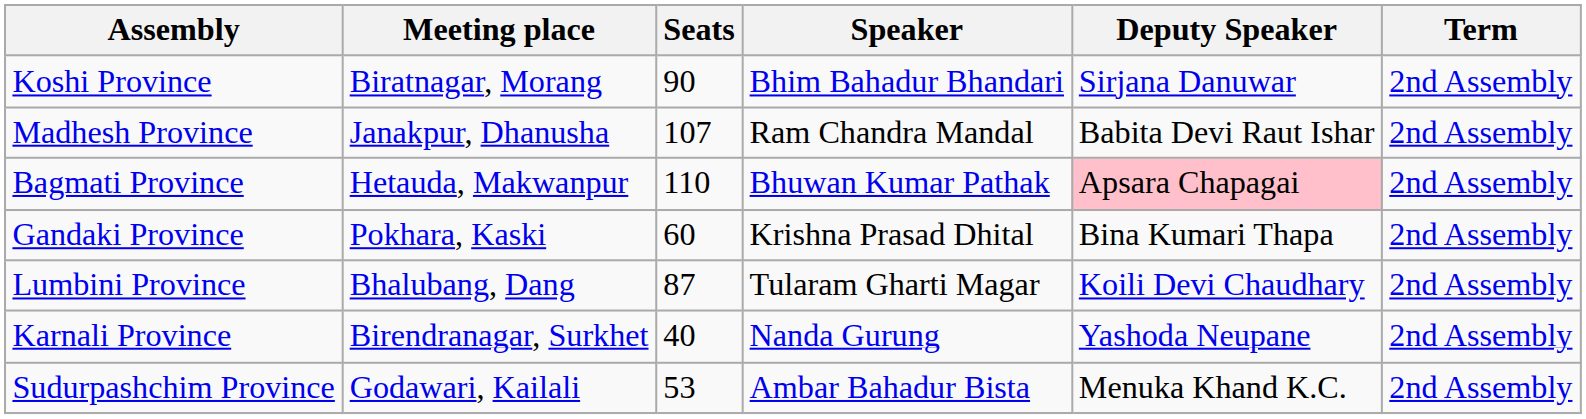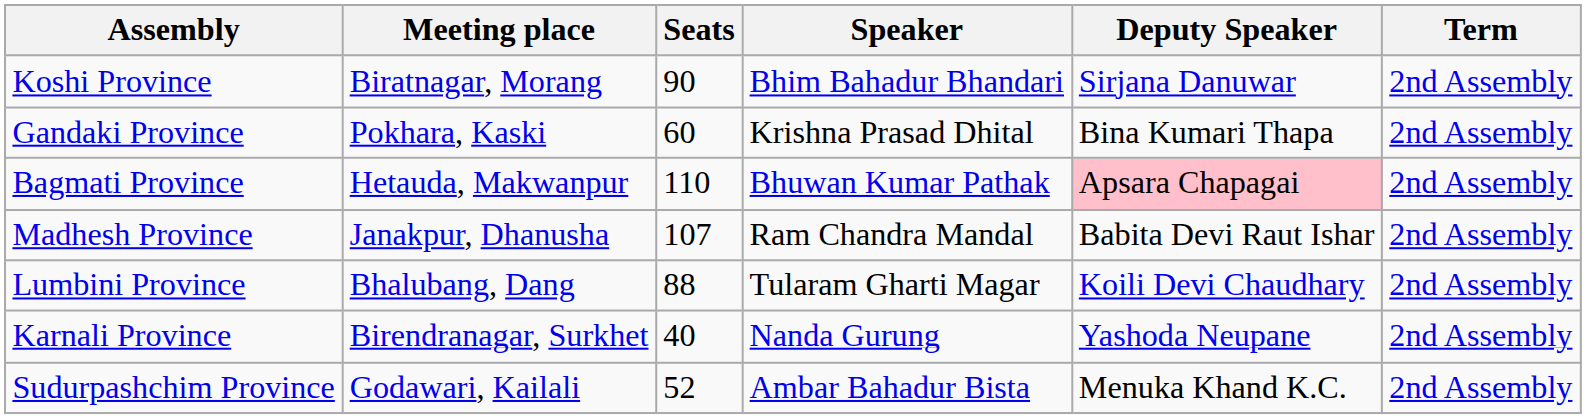rows swapped: (133, 132) <-> (128, 234)
(679, 285) 87 -> (679, 285) 88
(679, 387) 53 -> (679, 387) 52
